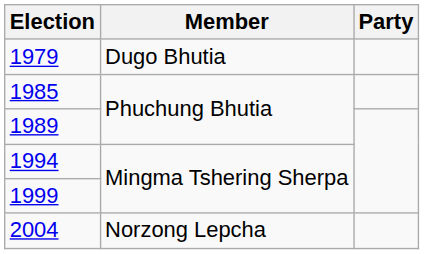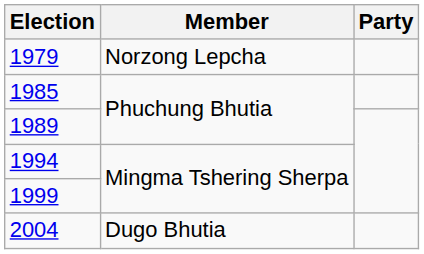(165, 56) Dugo Bhutia -> (186, 56) Norzong Lepcha
(186, 230) Norzong Lepcha -> (165, 230) Dugo Bhutia
